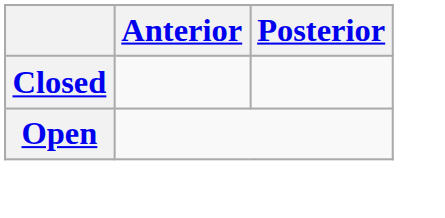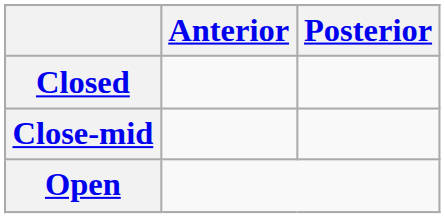+ row: (83, 133)
